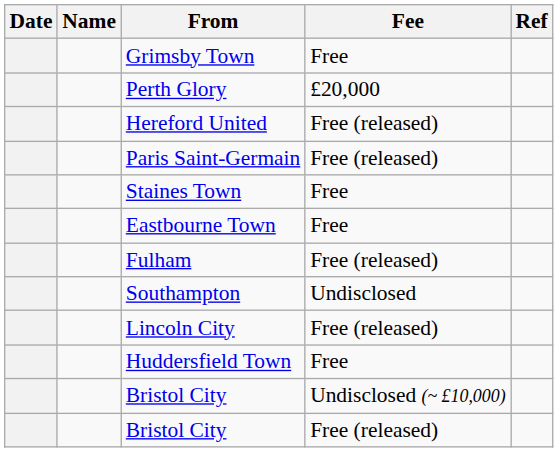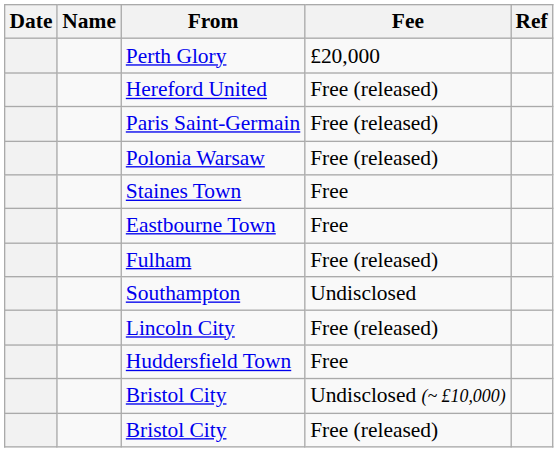- row: (190, 55)
+ row: (195, 157)
